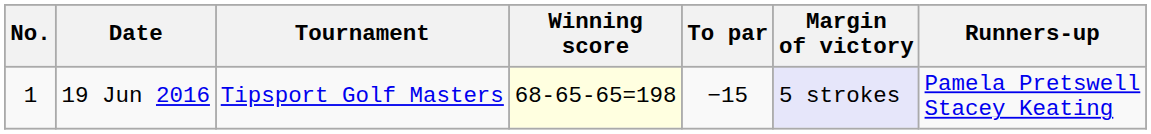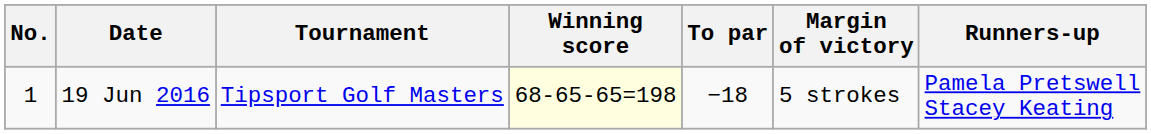(728, 98) −15 -> (728, 98) −18
(840, 98) lavender background -> (840, 98) no background
